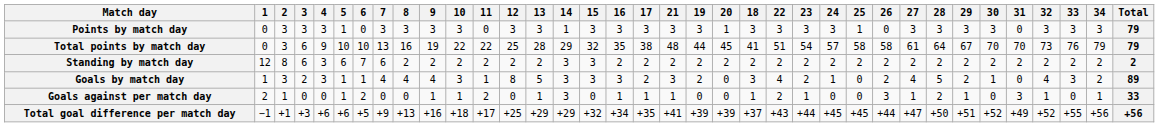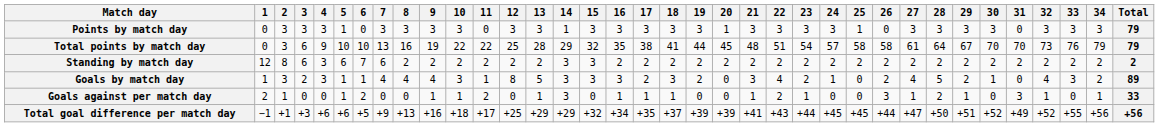columns swapped: (753, 13) <-> (673, 13)
